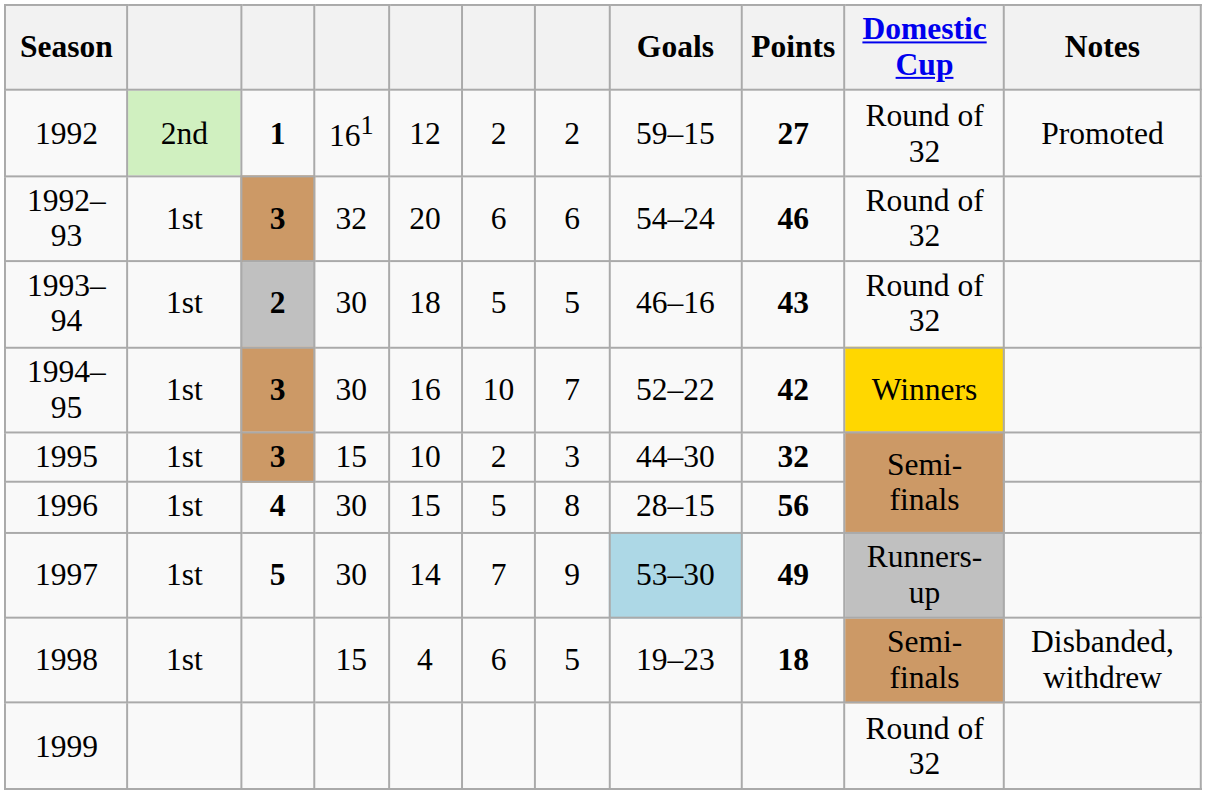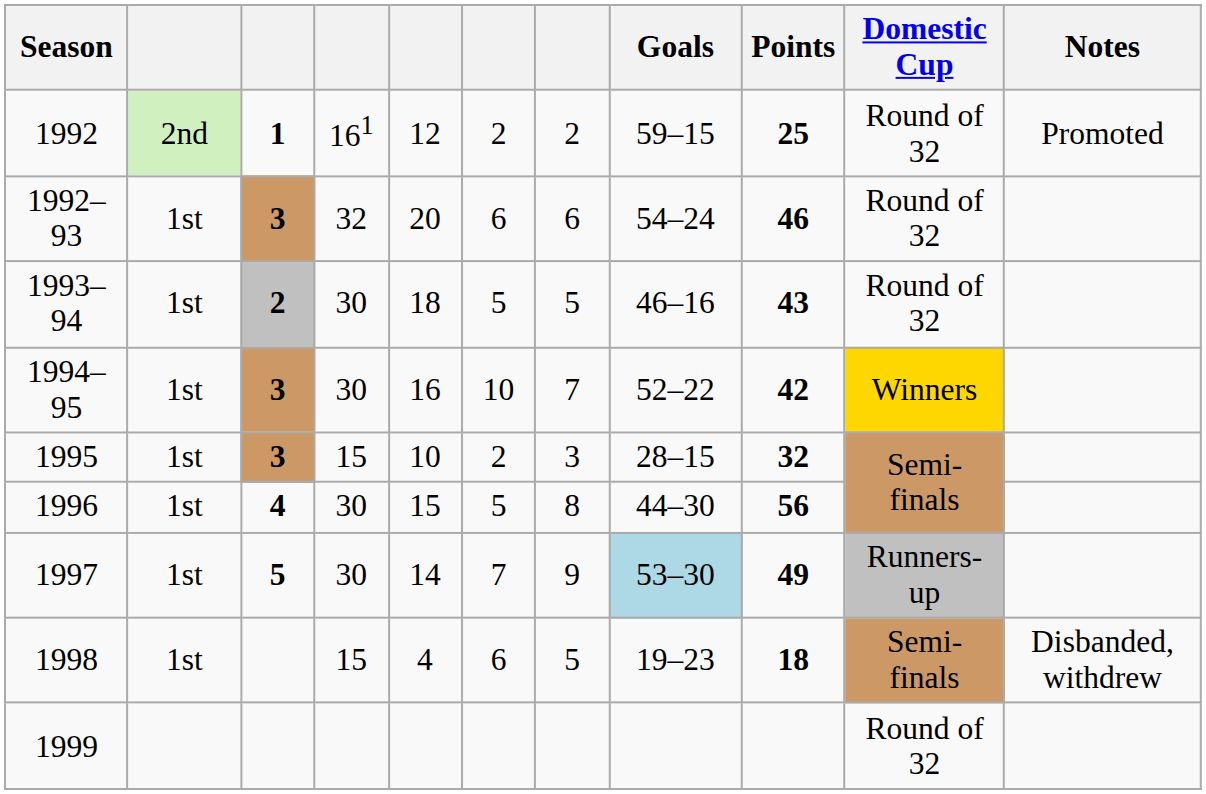(793, 132) 27 -> (793, 132) 25
(675, 456) 44–30 -> (675, 456) 28–15
(675, 506) 28–15 -> (675, 506) 44–30
